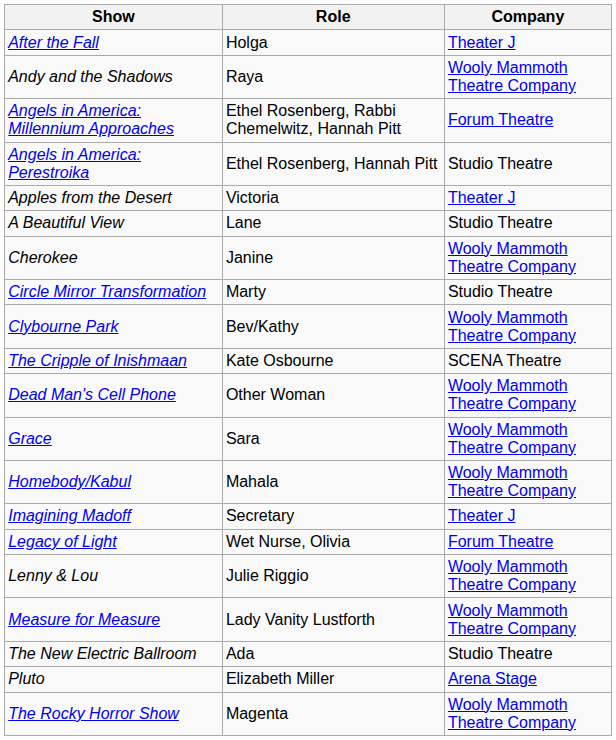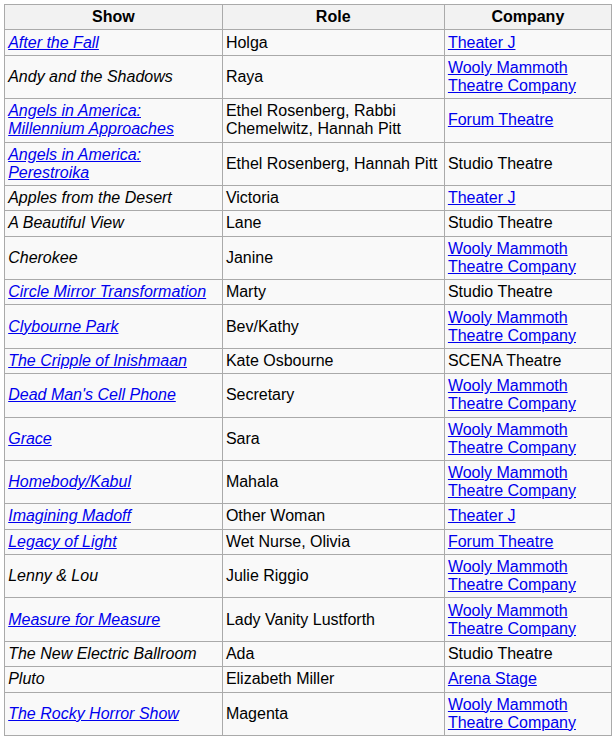(276, 395) Other Woman -> (260, 395) Secretary
(260, 516) Secretary -> (276, 516) Other Woman
